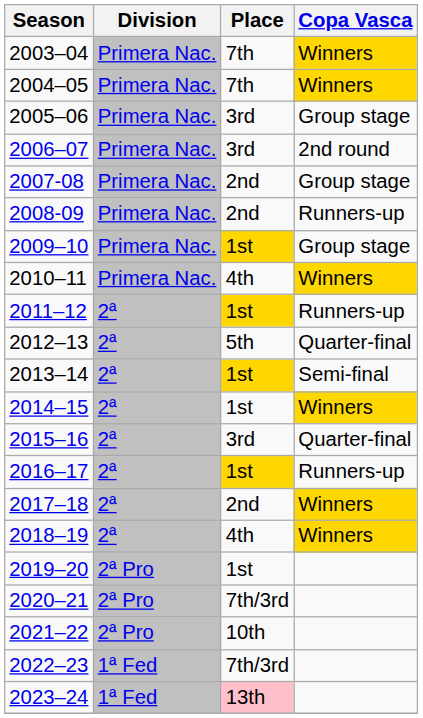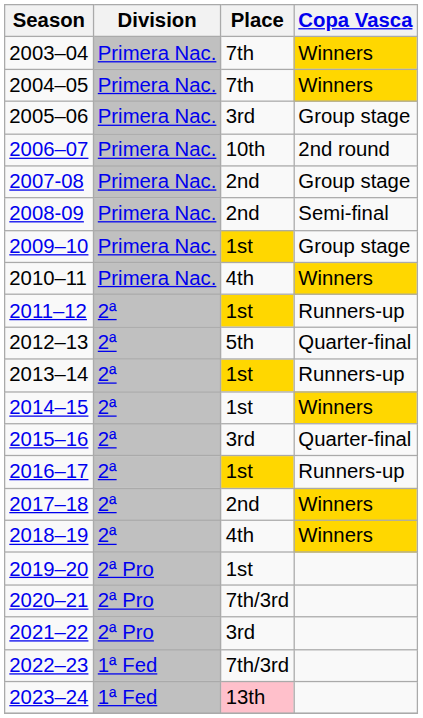(240, 149) 3rd -> (246, 149) 10th
(351, 213) Runners-up -> (344, 213) Semi-final
(344, 375) Semi-final -> (351, 375) Runners-up
(246, 632) 10th -> (240, 632) 3rd
